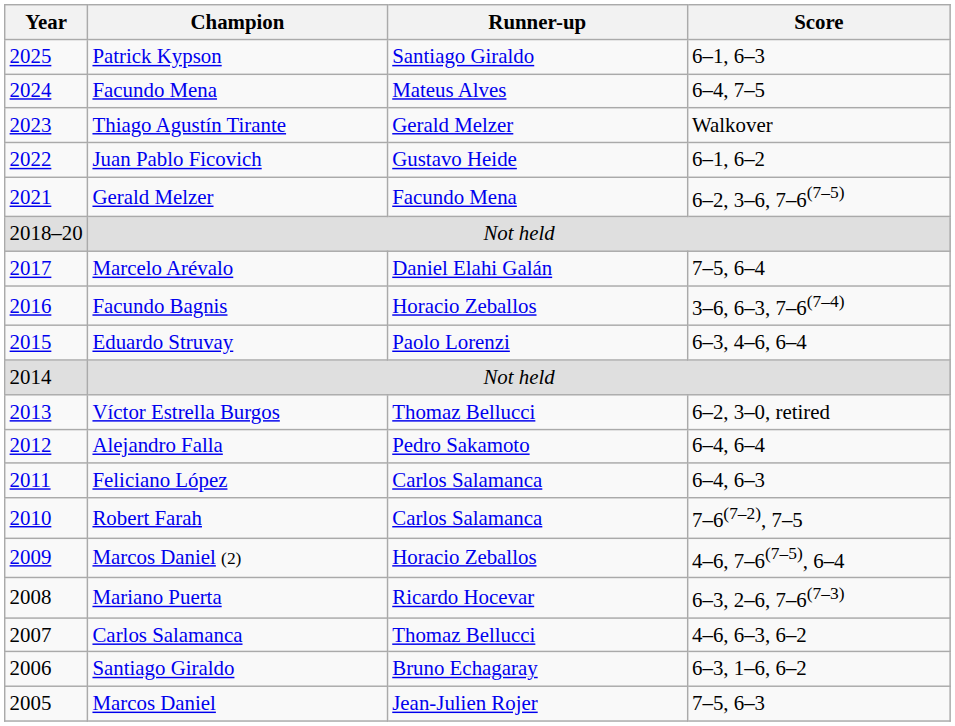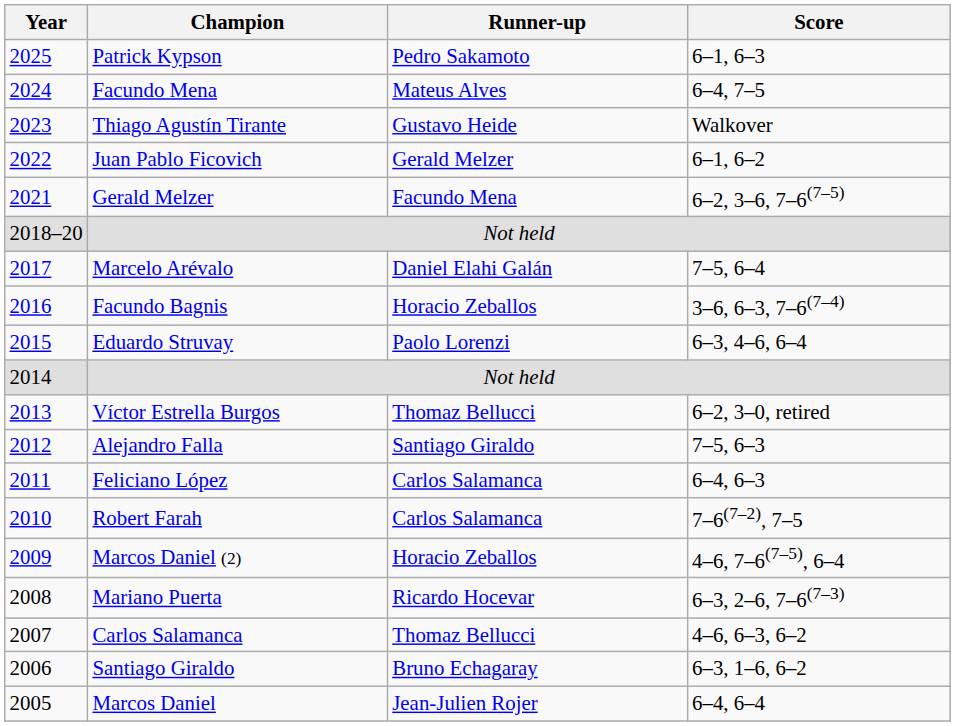(463, 56) Santiago Giraldo -> (461, 56) Pedro Sakamoto
(453, 125) Gerald Melzer -> (455, 125) Gustavo Heide
(455, 159) Gustavo Heide -> (453, 159) Gerald Melzer
(461, 446) Pedro Sakamoto -> (463, 446) Santiago Giraldo
(729, 446) 6–4, 6–4 -> (729, 446) 7–5, 6–3
(729, 703) 7–5, 6–3 -> (729, 703) 6–4, 6–4
